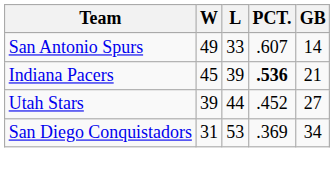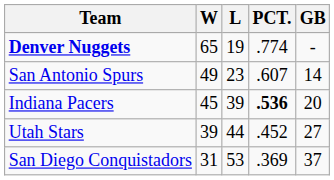+ row: (69, 47)
(235, 47) 33 -> (235, 75) 23
(313, 75) 21 -> (313, 103) 20
(313, 132) 34 -> (313, 160) 37
